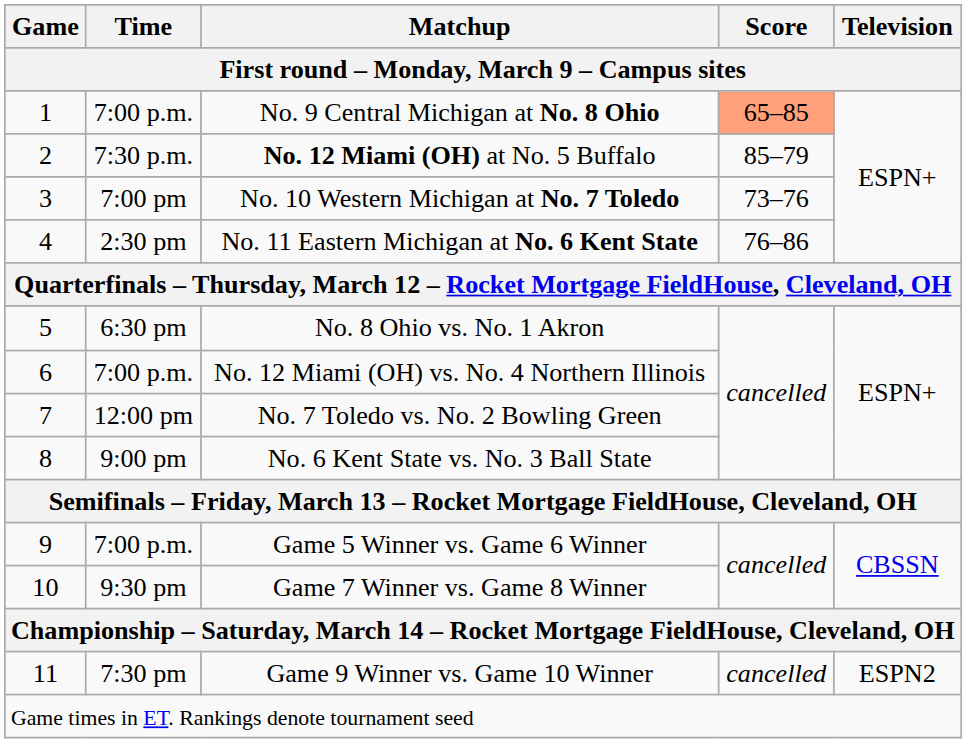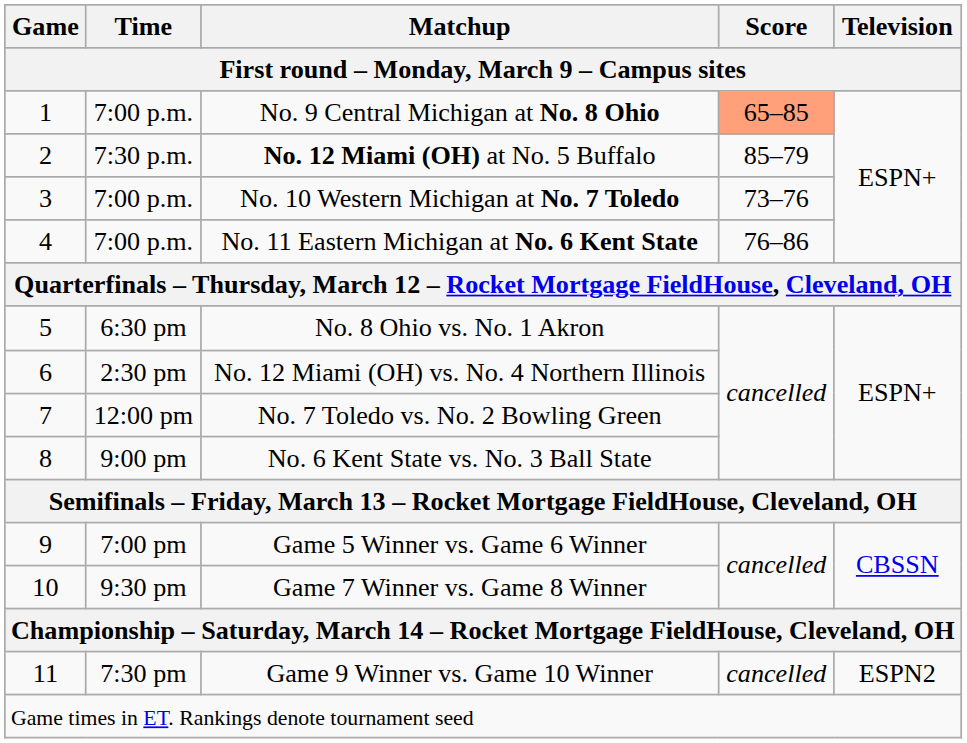(143, 198) 7:00 pm -> (143, 198) 7:00 p.m.
(143, 241) 2:30 pm -> (143, 241) 7:00 p.m.
(143, 371) 7:00 p.m. -> (143, 371) 2:30 pm
(143, 543) 7:00 p.m. -> (143, 543) 7:00 pm
